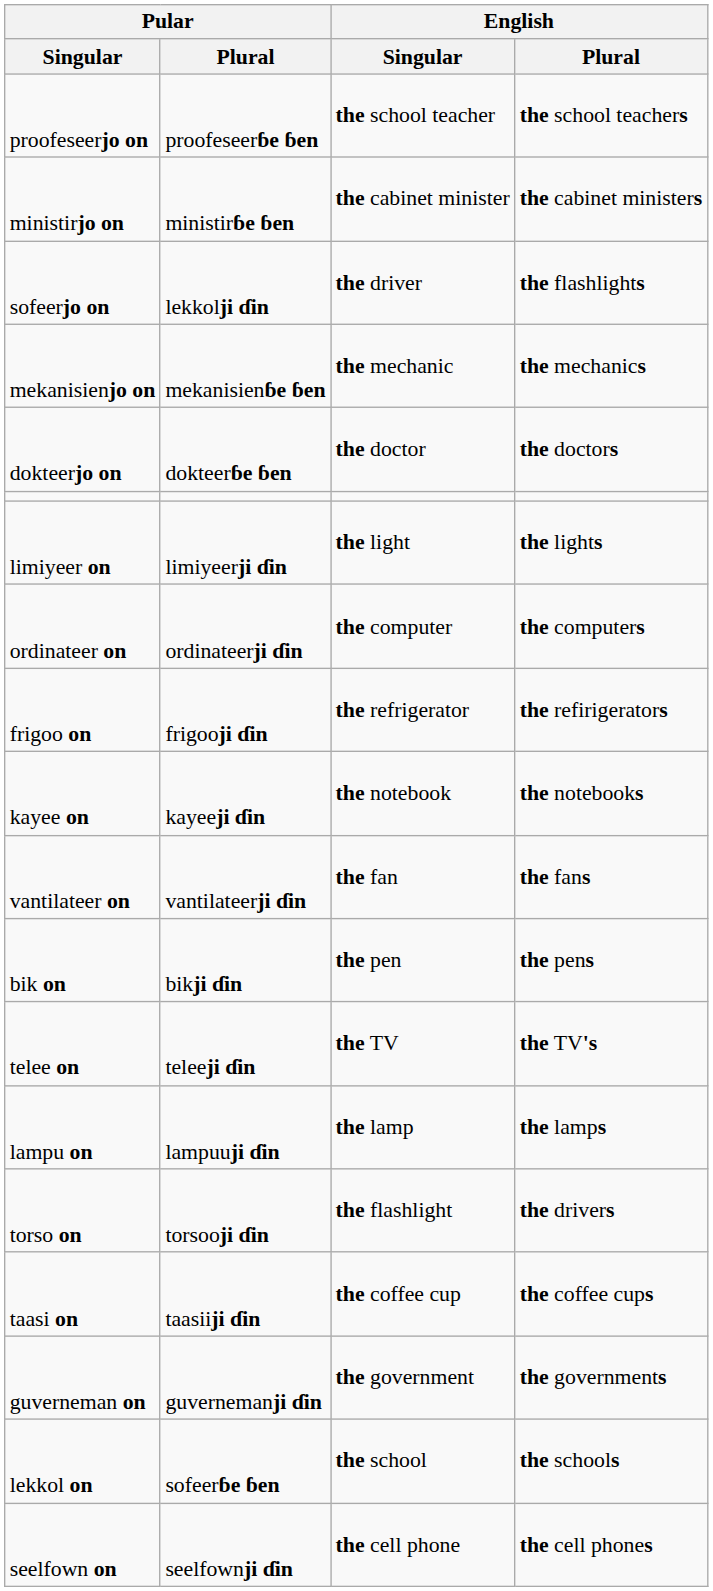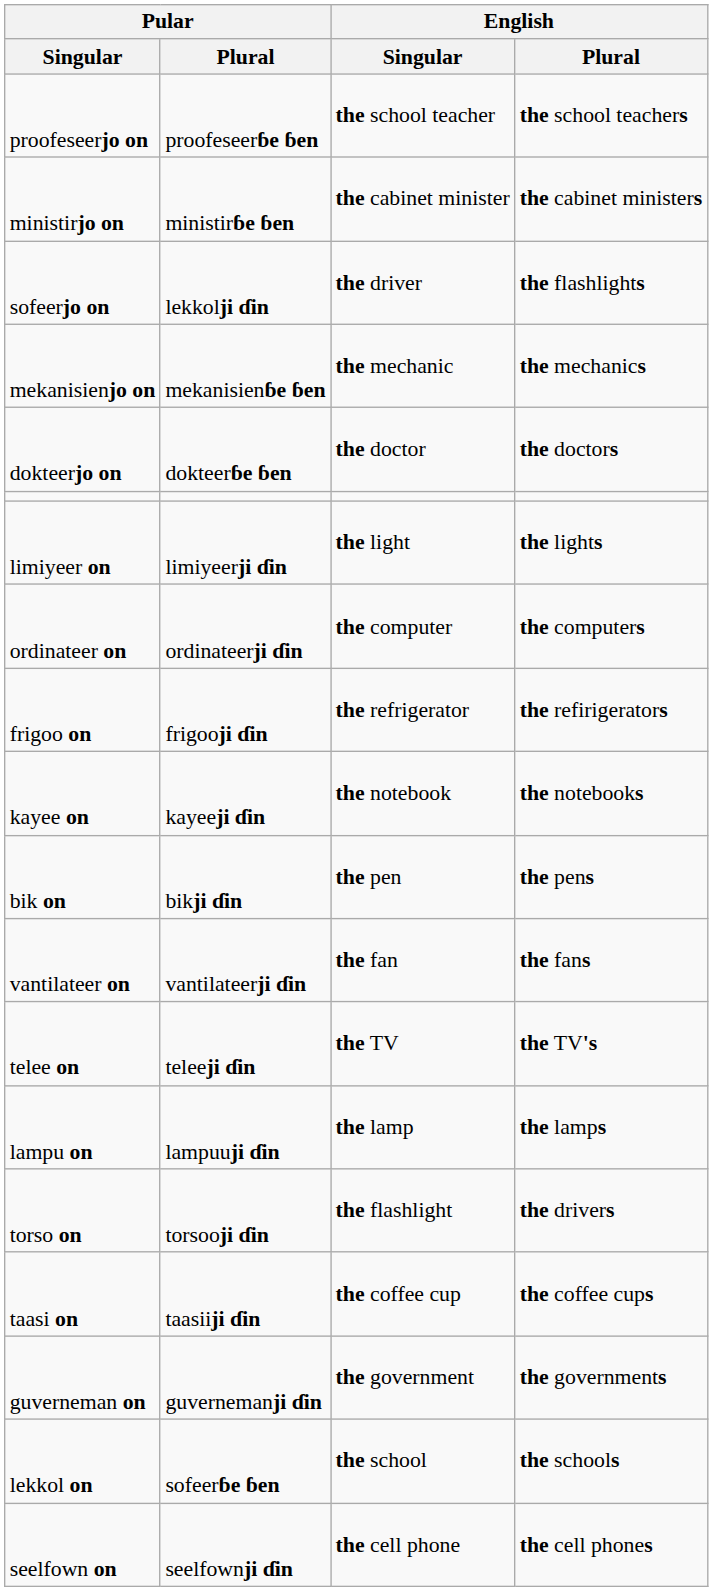rows swapped: (38, 984) <-> (70, 900)
